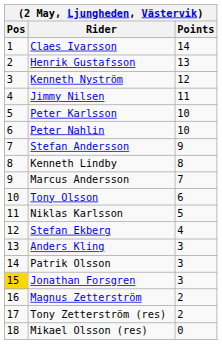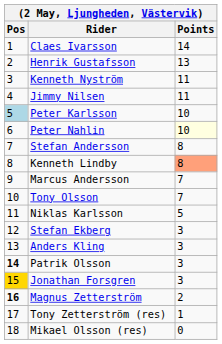(184, 80) 12 -> (184, 80) 11
(10, 113) no background -> (10, 113) lightblue background
(184, 130) no background -> (184, 130) lightyellow background
(180, 147) 9 -> (180, 147) 8
(180, 163) no background -> (180, 163) lightsalmon background
(180, 197) 6 -> (180, 197) 7
(180, 230) 4 -> (180, 230) 3
(13, 264) normal -> (13, 264) bold
(13, 297) normal -> (13, 297) bold
(180, 314) 2 -> (180, 314) 1
